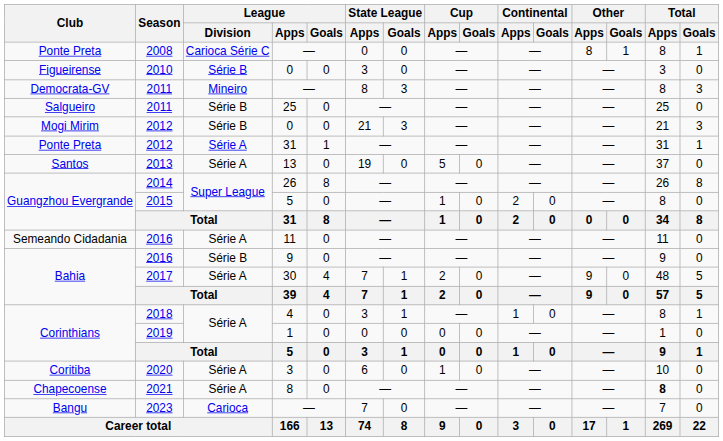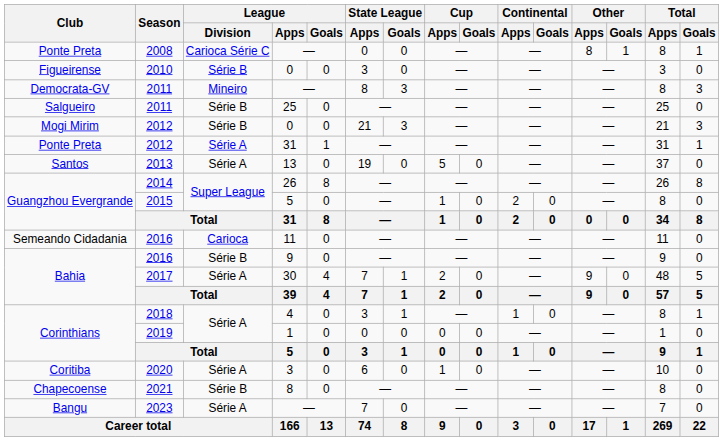(228, 239) Série A -> (228, 239) Carioca
(228, 389) Série A -> (228, 389) Série B
(663, 389) bold -> (663, 389) normal
(228, 408) Carioca -> (228, 408) Série A
